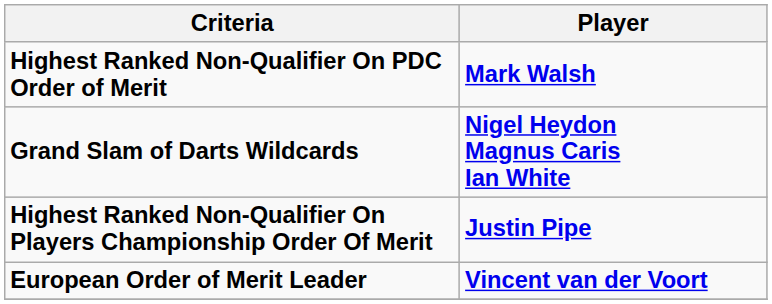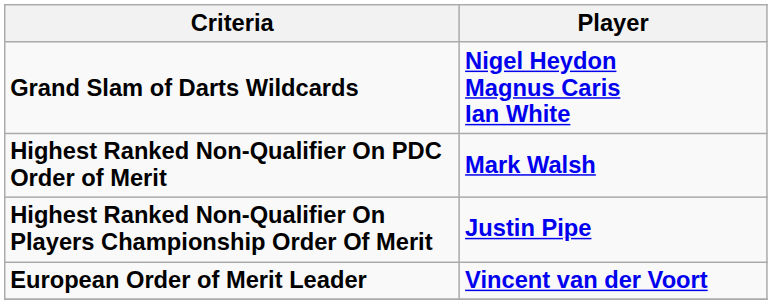rows swapped: (184, 151) <-> (226, 74)
